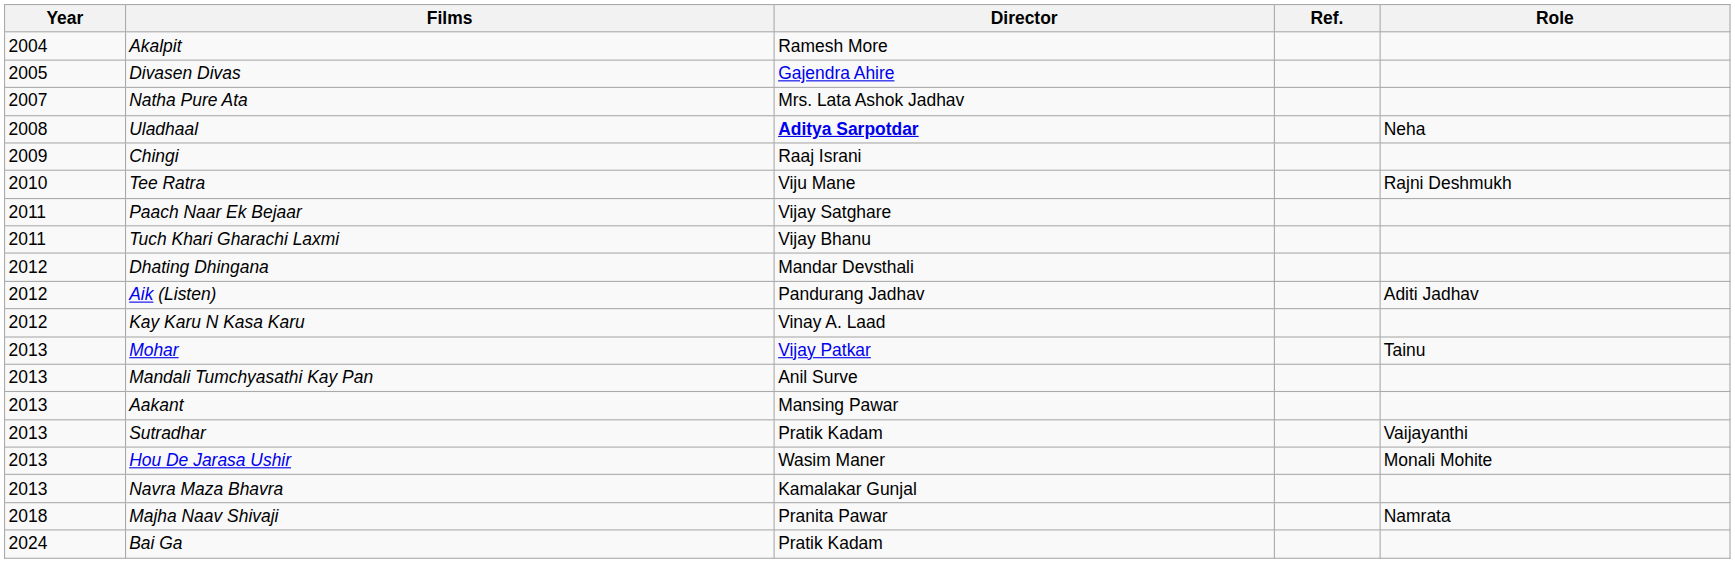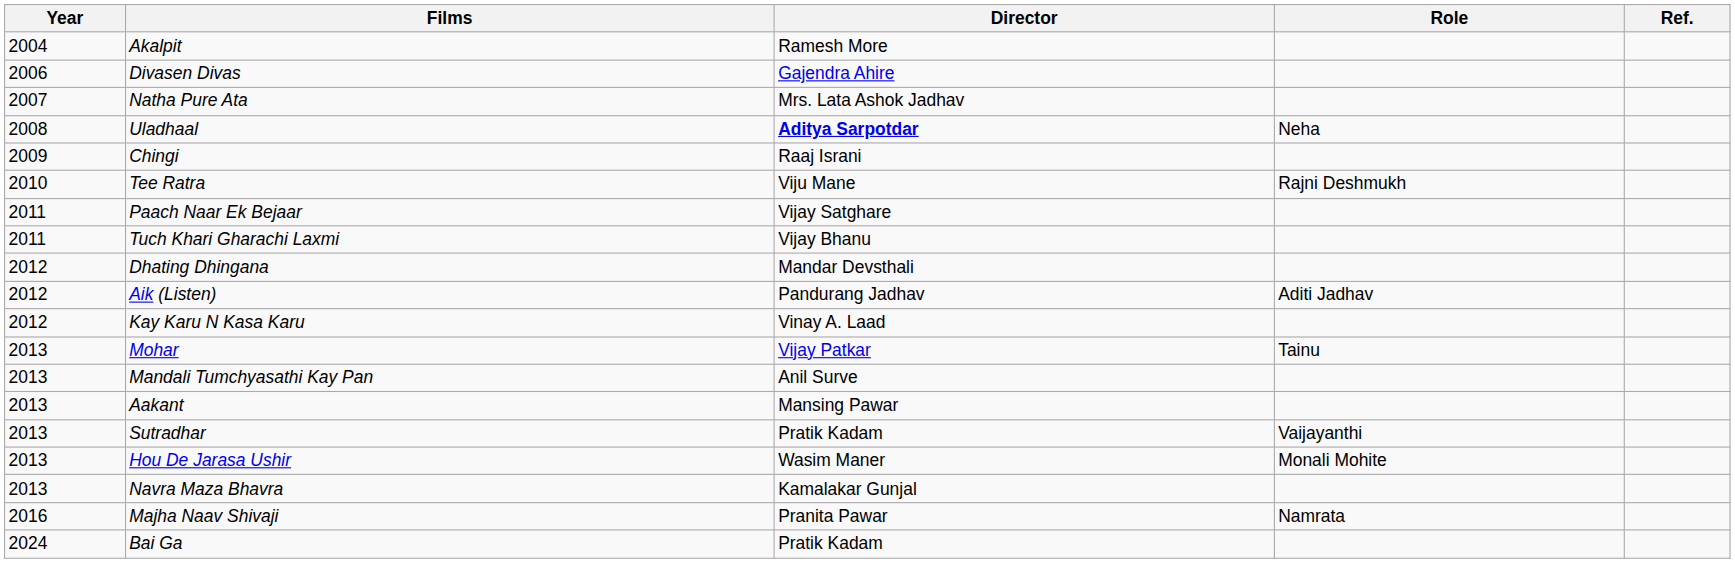columns swapped: (1555, 18) <-> (1327, 18)
(28, 73) 2005 -> (28, 73) 2006
(28, 516) 2018 -> (28, 516) 2016
